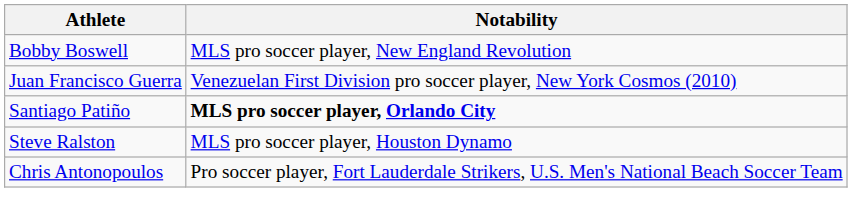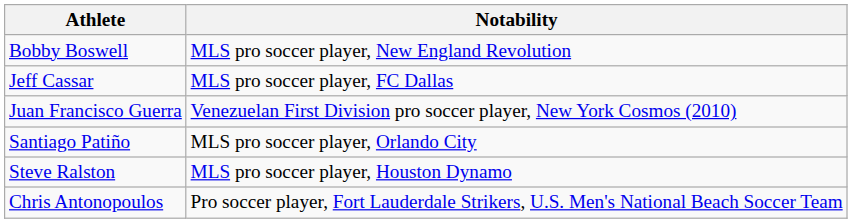+ row: (51, 80)
(343, 111) bold -> (334, 141) normal
